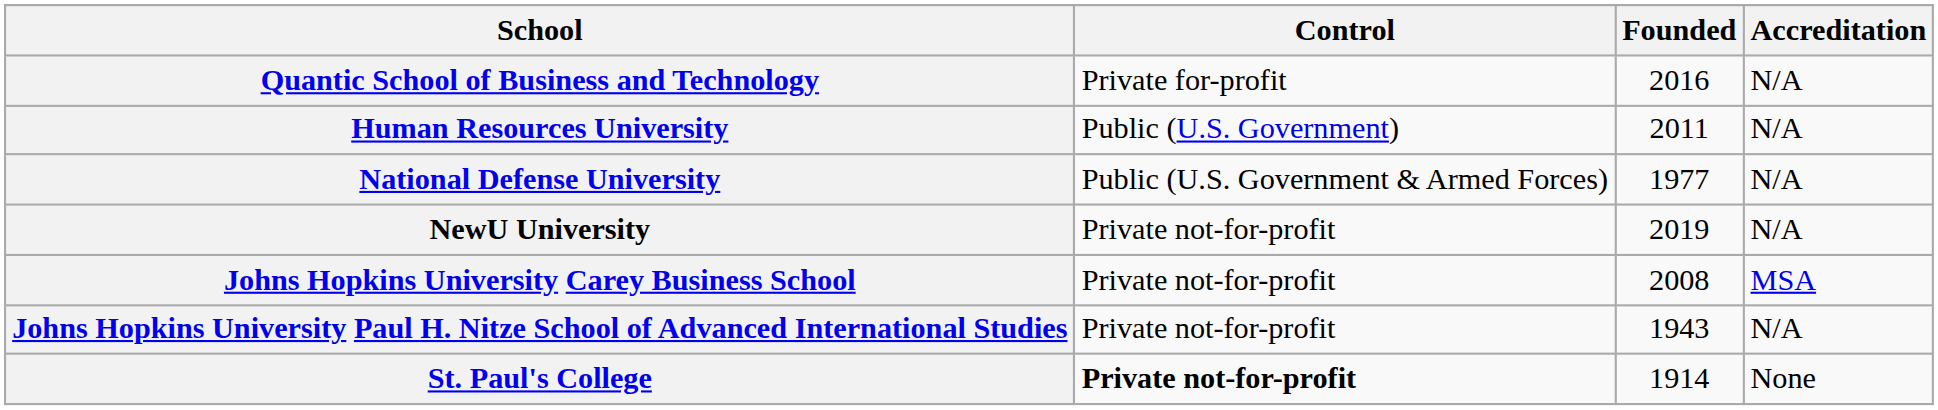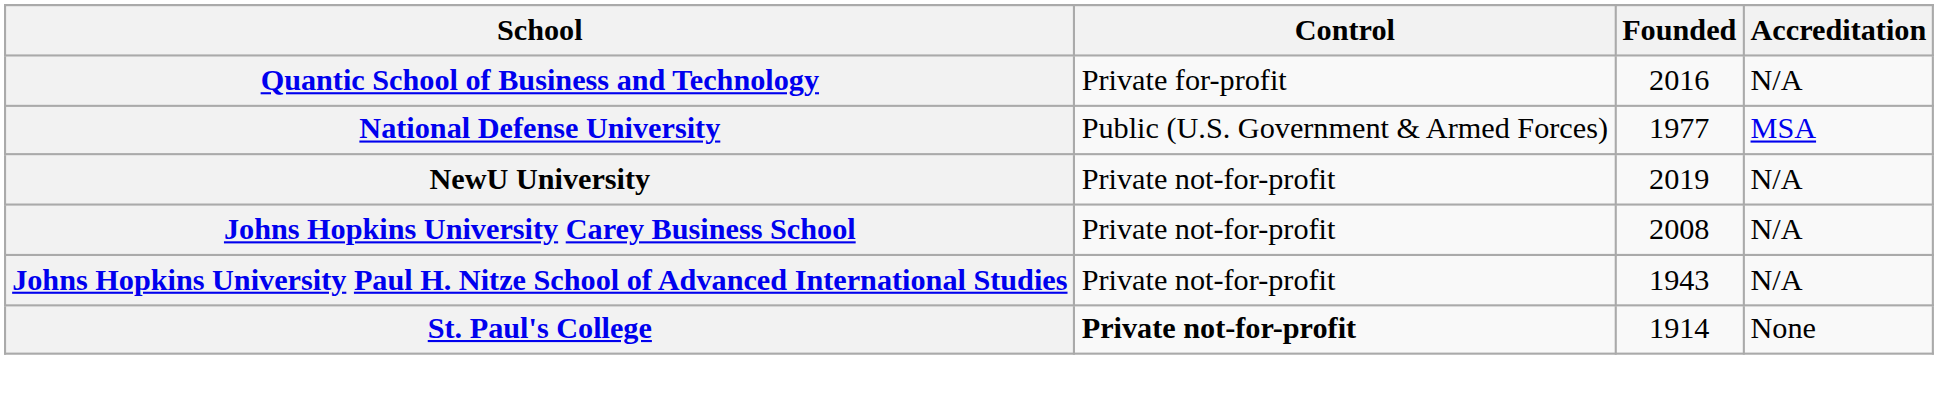- row: (540, 129)
(1777, 179) N/A -> (1783, 129) MSA
(1783, 279) MSA -> (1777, 229) N/A
